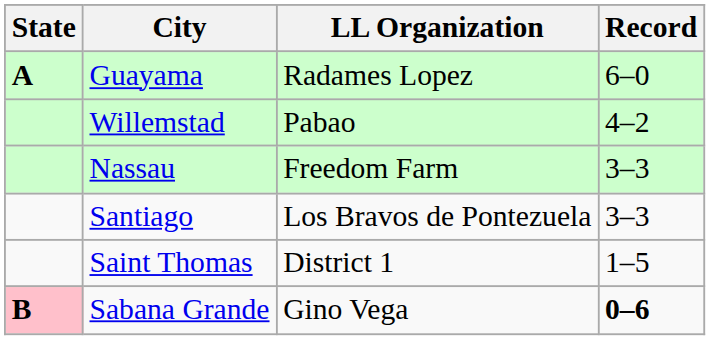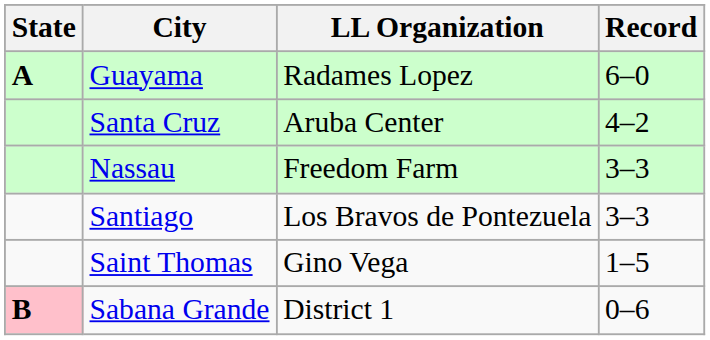- row: (157, 121)
+ row: (155, 121)
(339, 262) District 1 -> (346, 262) Gino Vega
(346, 309) Gino Vega -> (339, 309) District 1
(627, 309) bold -> (627, 309) normal
